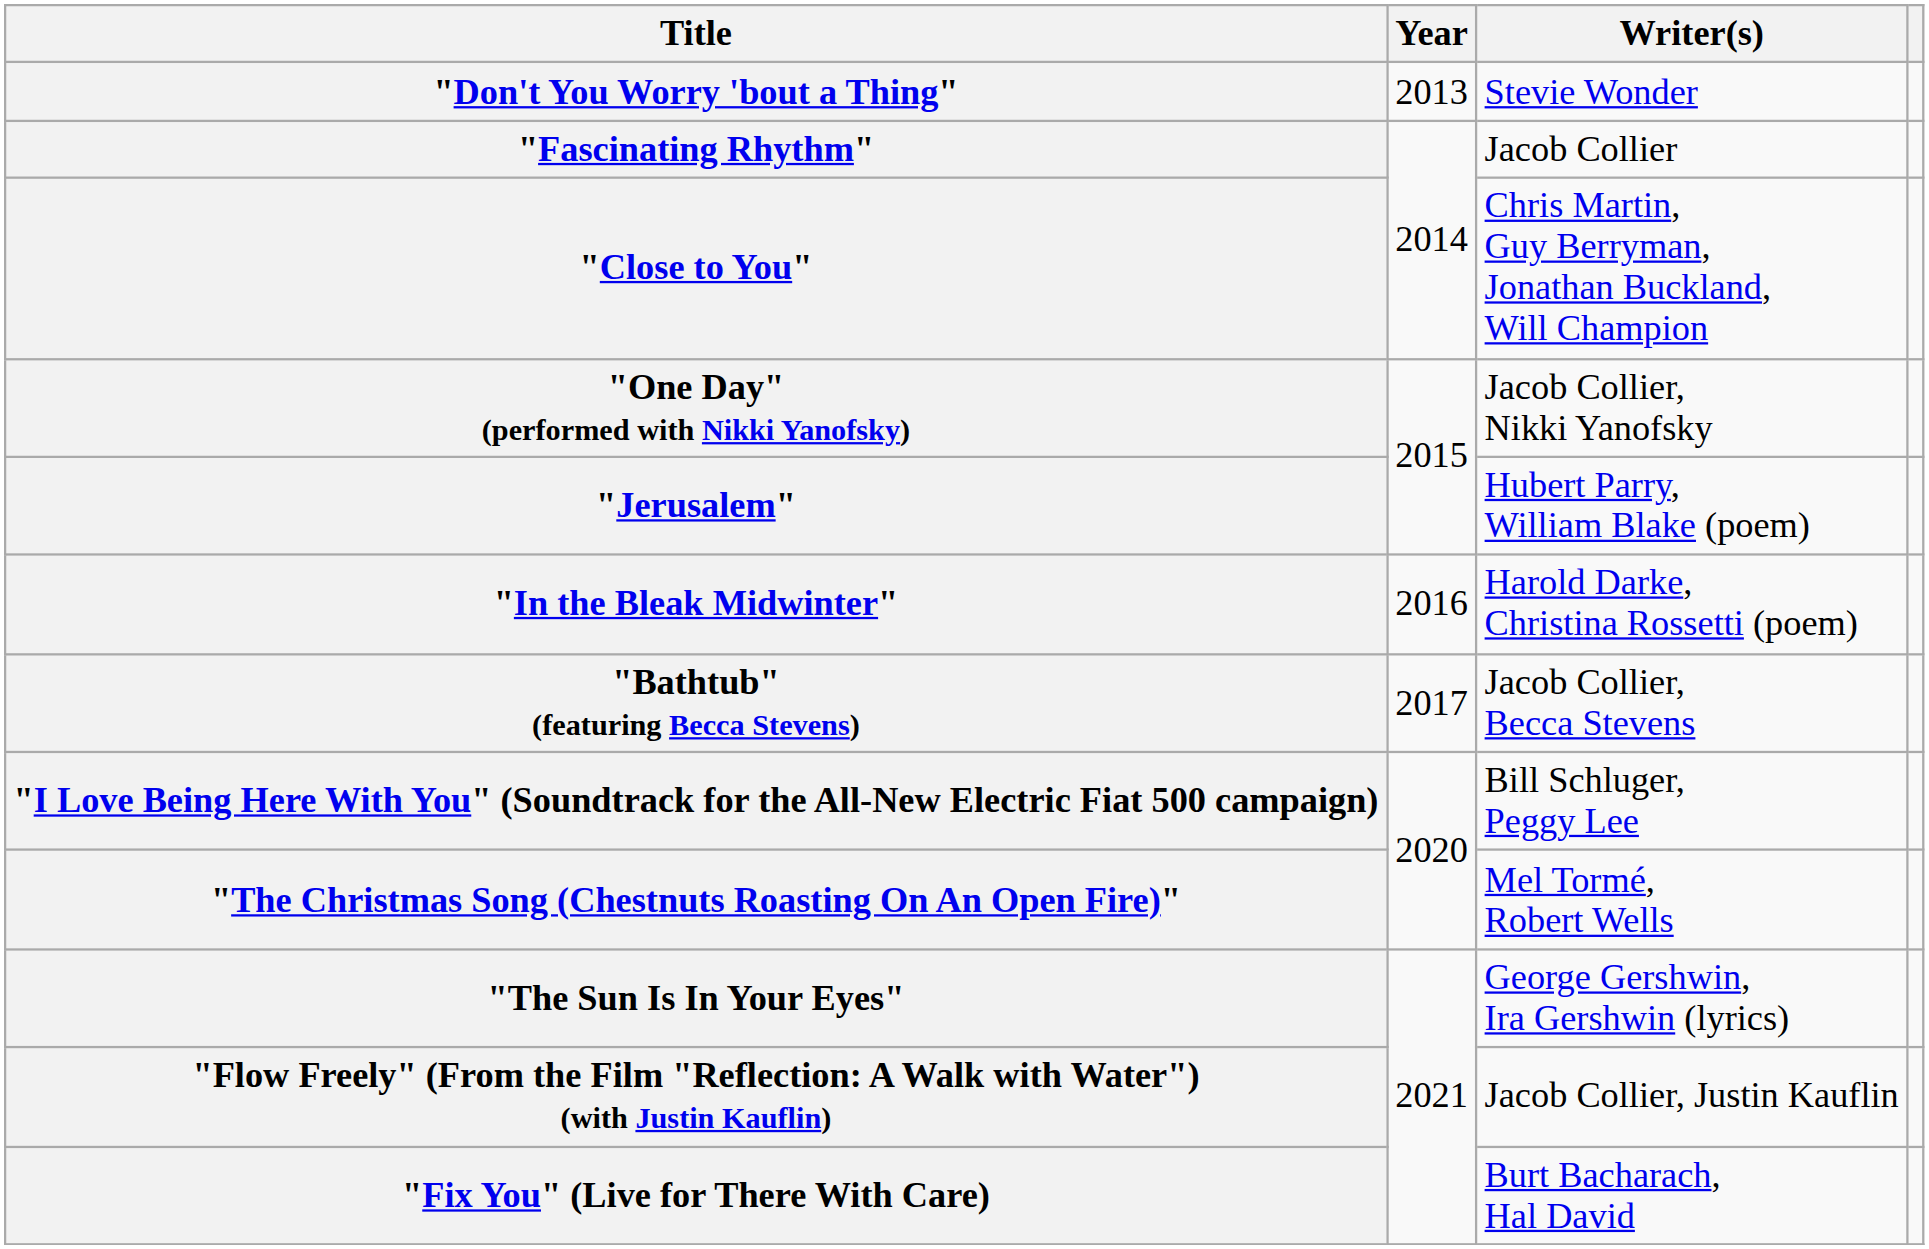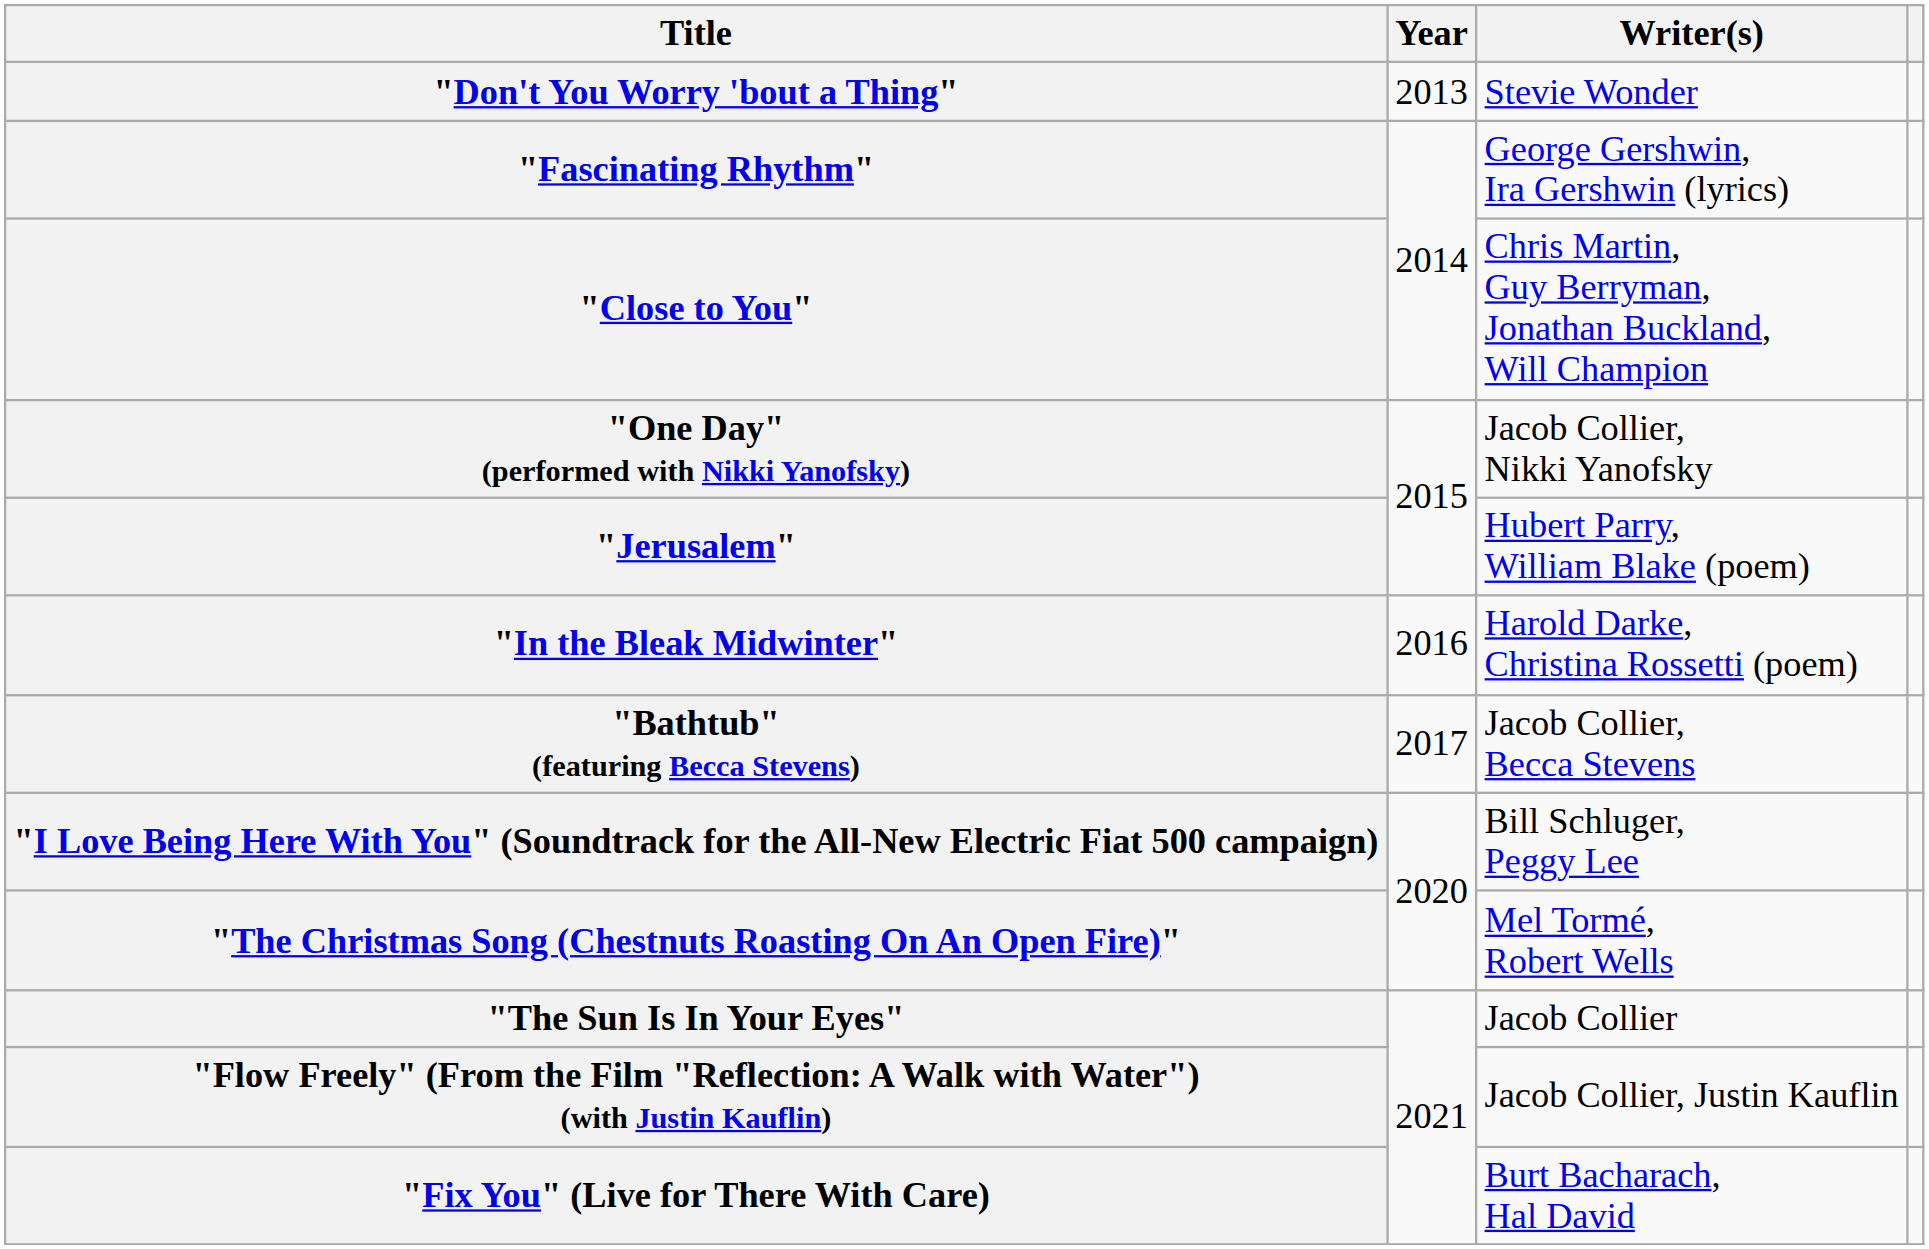(1581, 148) Jacob Collier -> (1637, 168) George Gershwin, Ira Gershwin (lyrics)
(1637, 997) George Gershwin, Ira Gershwin (lyrics) -> (1581, 1017) Jacob Collier
